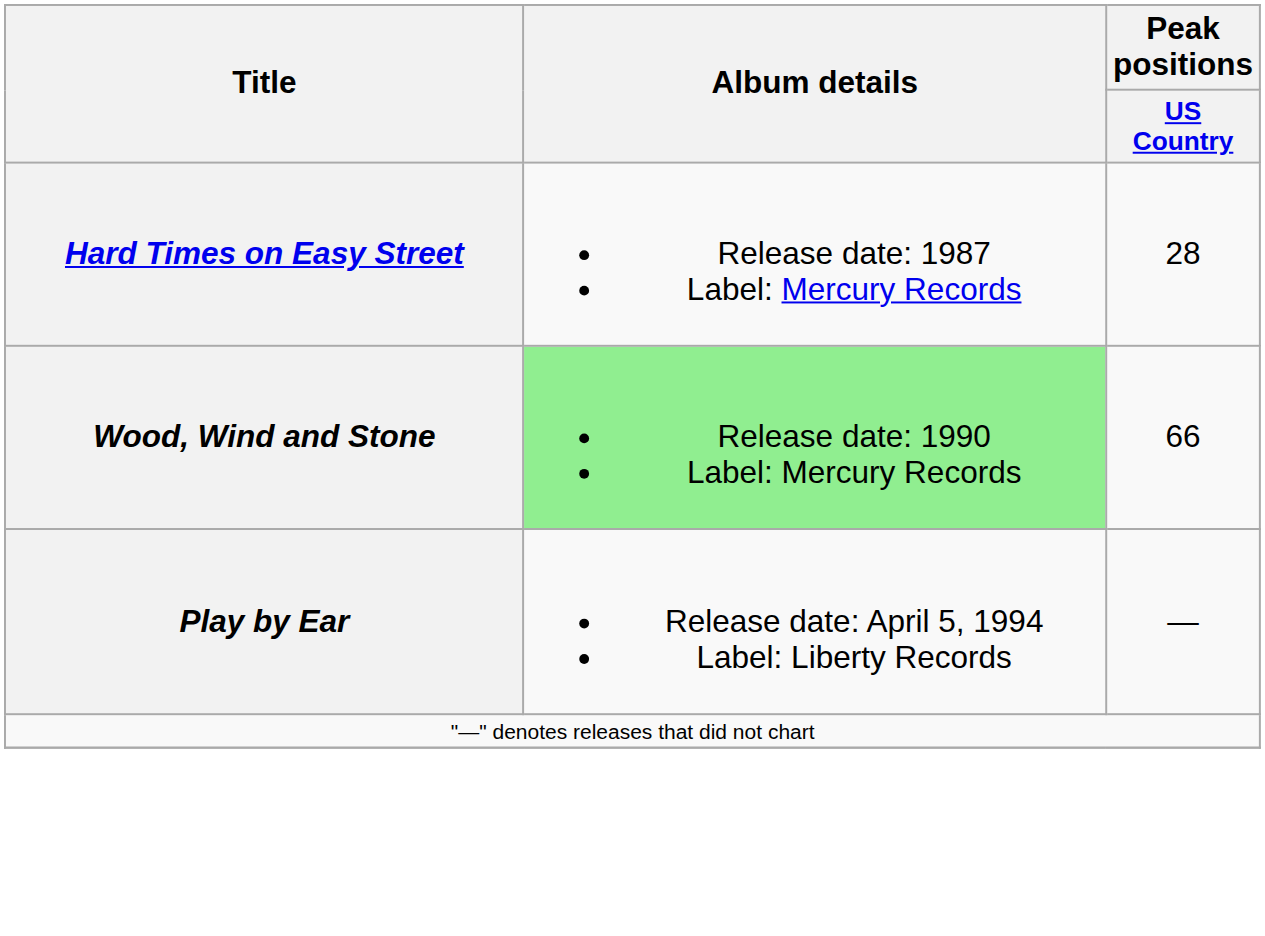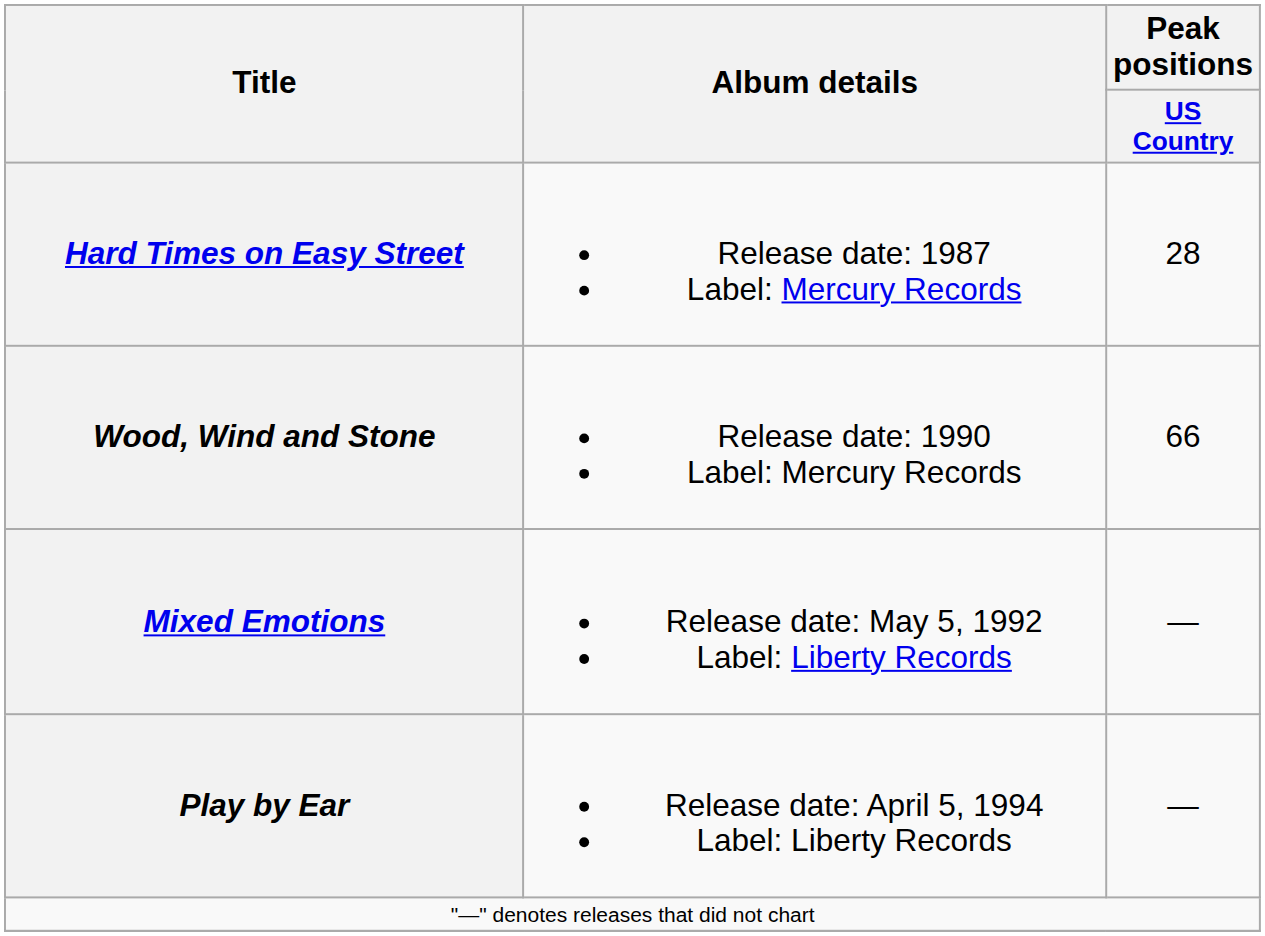(815, 456) lightgreen background -> (815, 456) no background
+ row: (264, 621)
